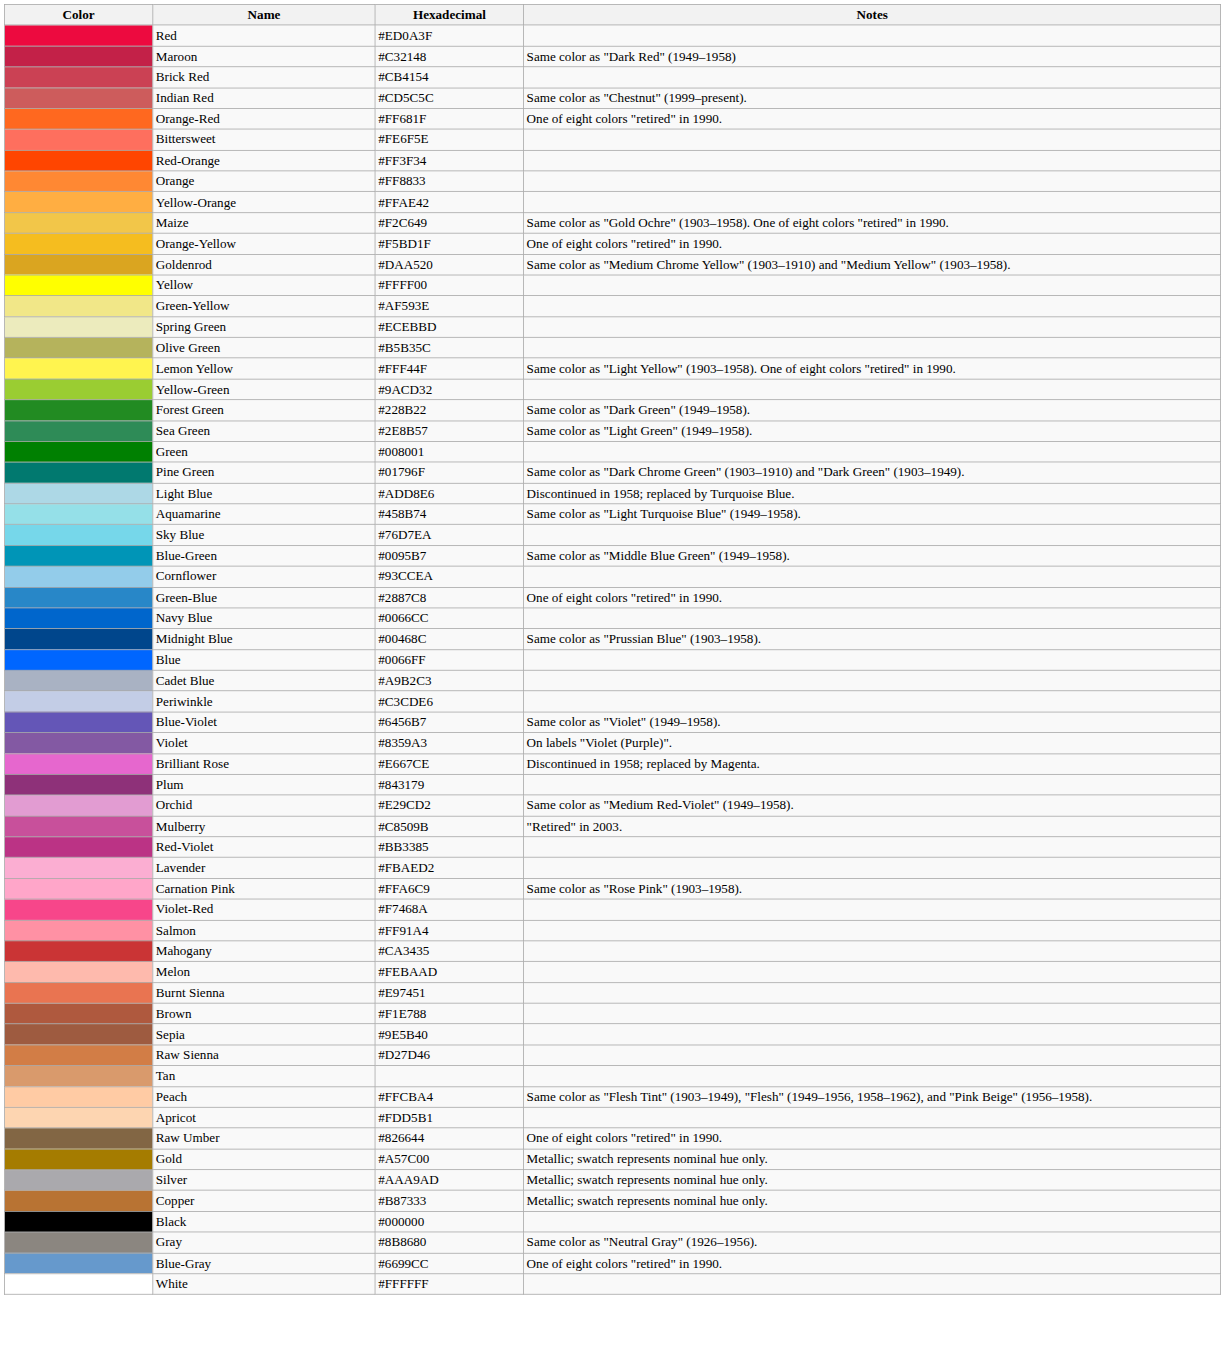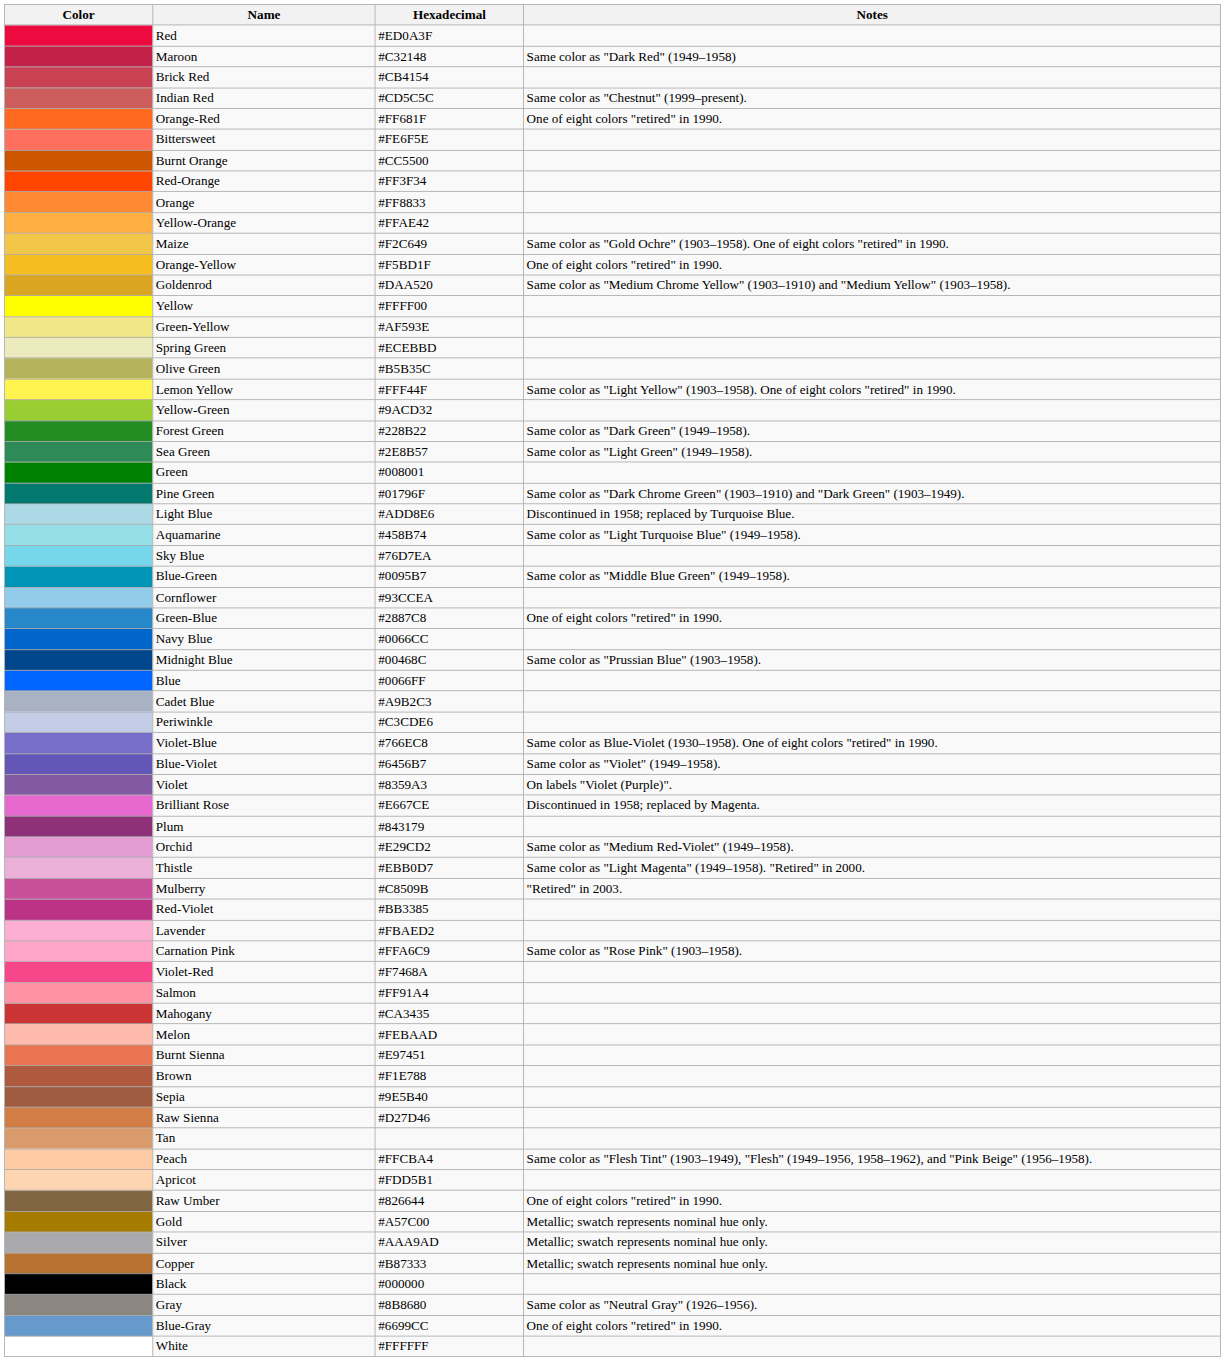+ row: (192, 160)
+ row: (186, 743)
+ row: (174, 868)
